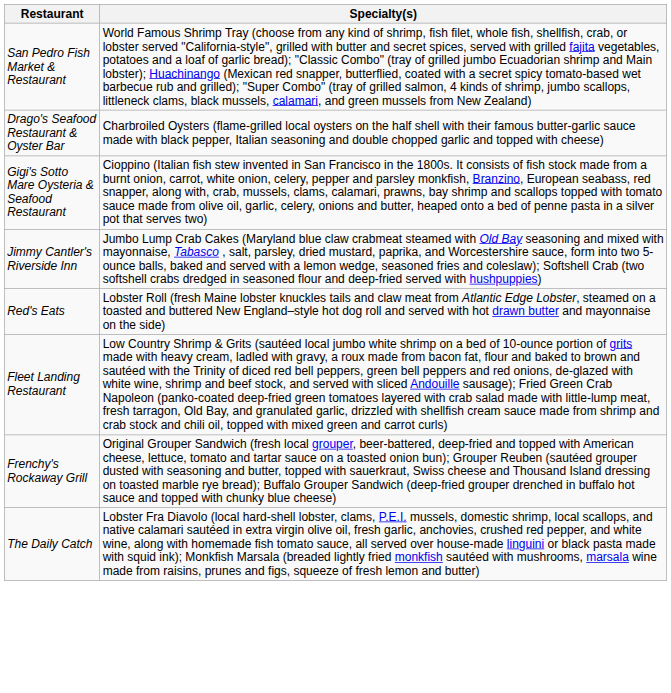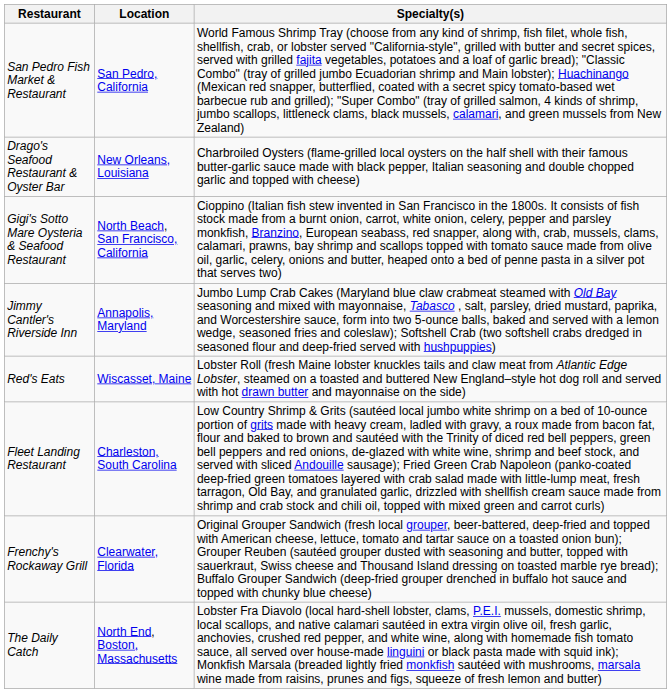+ column: (144, 14)
